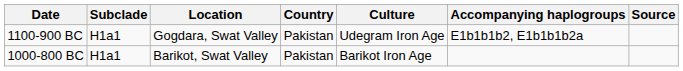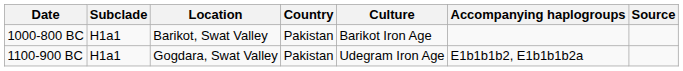rows swapped: (45, 35) <-> (46, 55)
